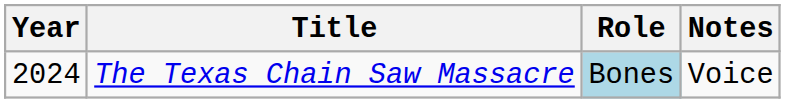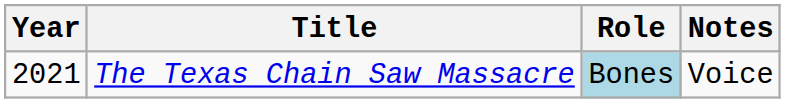(46, 75) 2024 -> (46, 75) 2021
